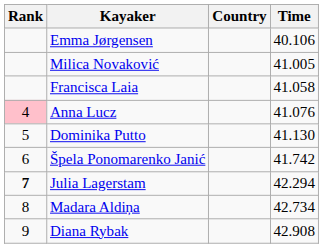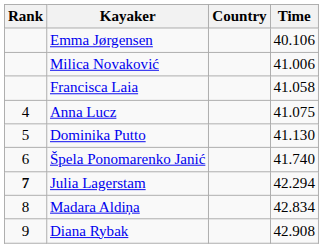(294, 64) 41.005 -> (294, 64) 41.006
(25, 111) pink background -> (25, 111) no background
(294, 111) 41.076 -> (294, 111) 41.075
(294, 159) 41.742 -> (294, 159) 41.740
(294, 207) 42.734 -> (294, 207) 42.834
